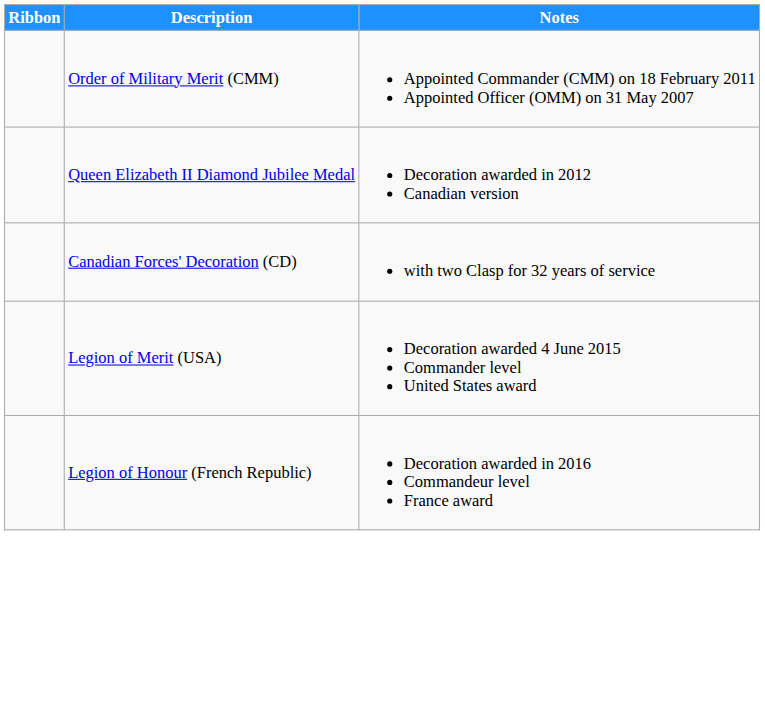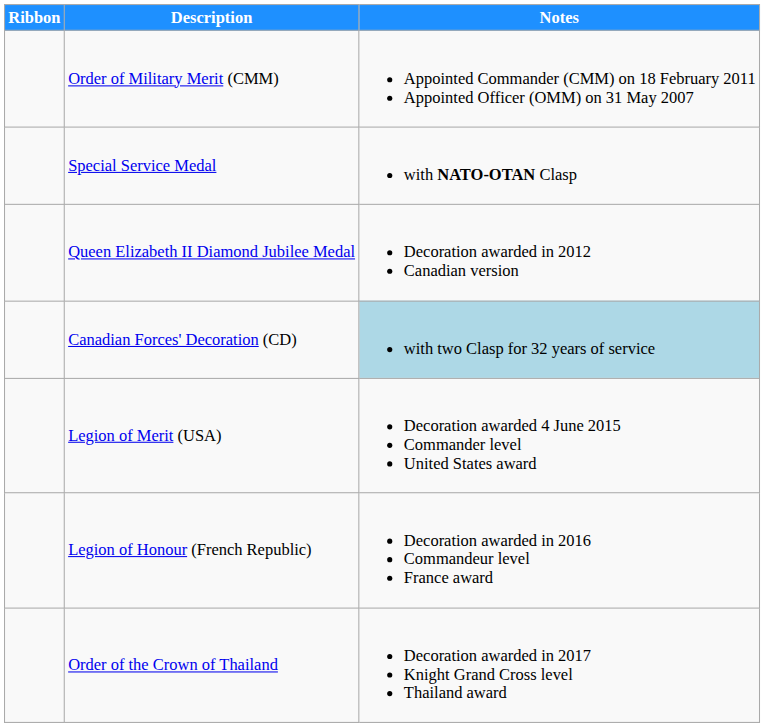+ row: (142, 165)
(559, 271) no background -> (559, 349) lightblue background
+ row: (173, 665)
